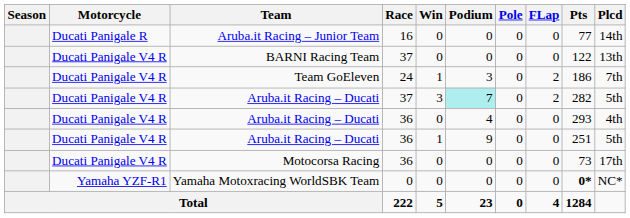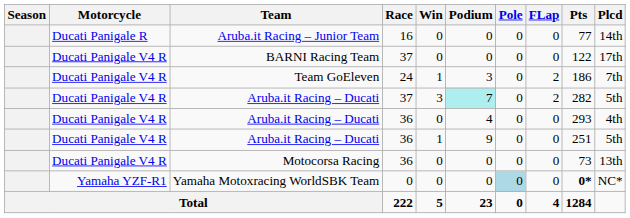(611, 56) 13th -> (611, 56) 17th
(611, 160) 17th -> (611, 160) 13th
(519, 181) no background -> (519, 181) lightblue background
